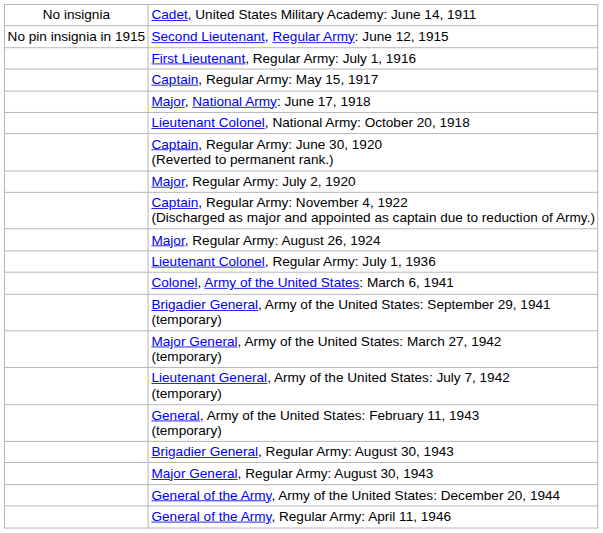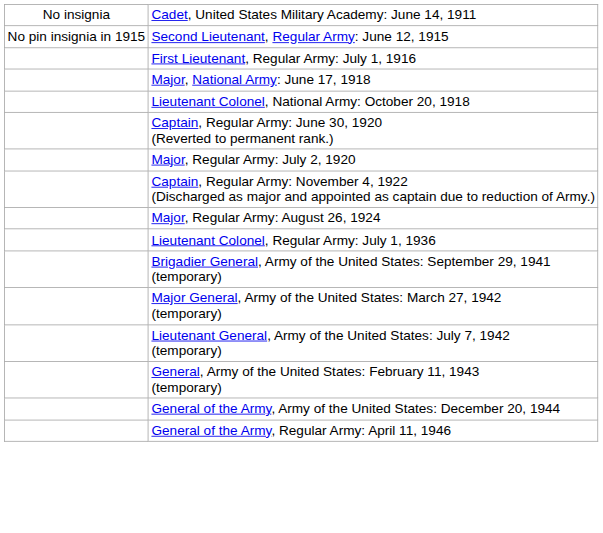- row: (265, 79)
- row: (303, 283)
- row: (303, 452)
- row: (292, 473)
